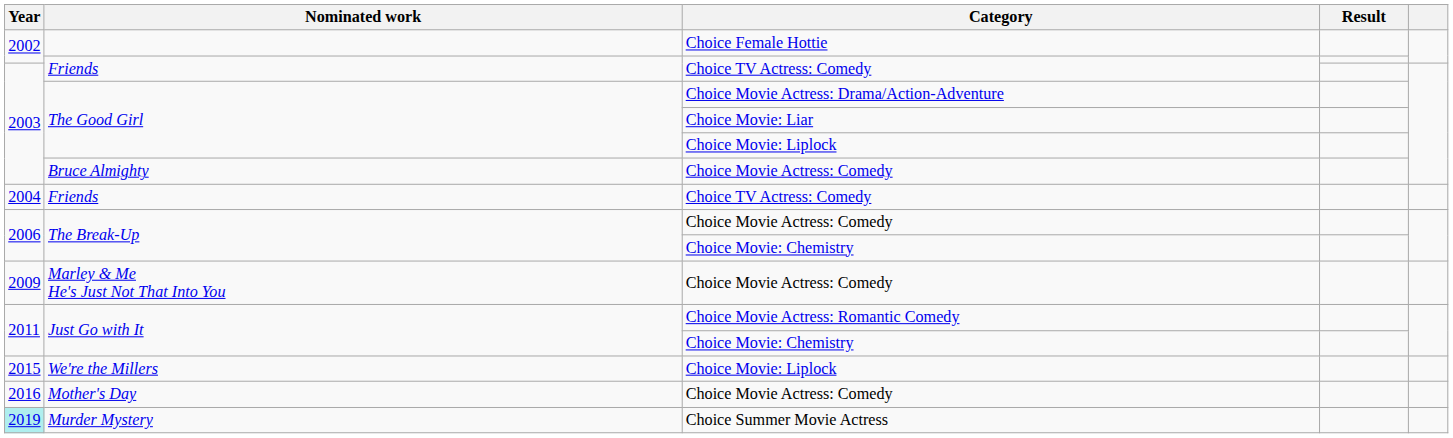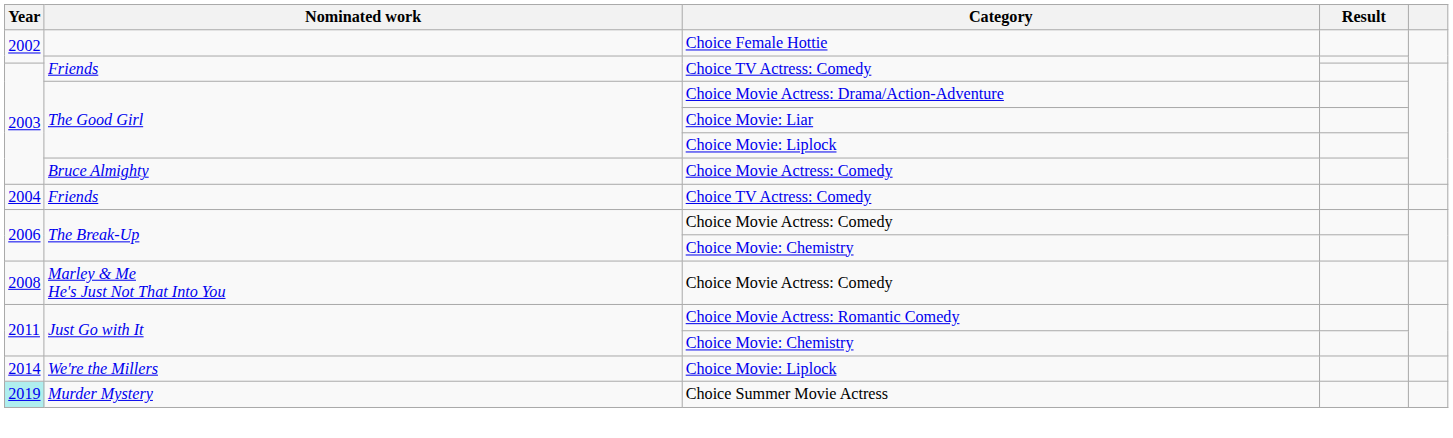(24, 282) 2009 -> (24, 282) 2008
(24, 368) 2015 -> (24, 368) 2014
- row: (92, 394)
